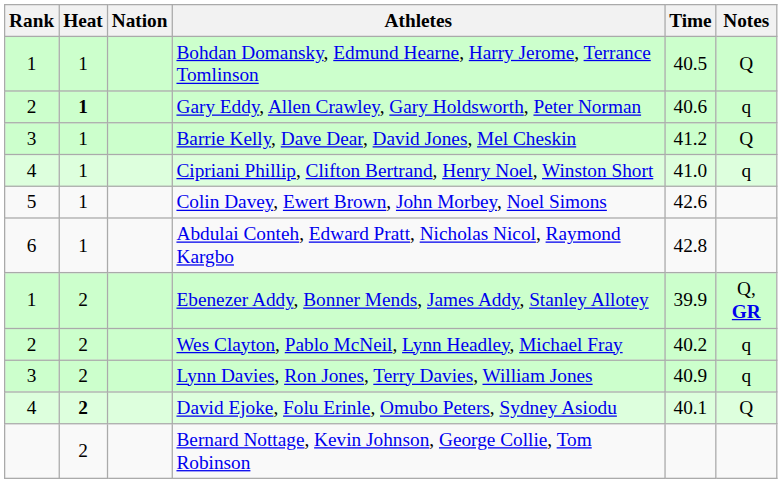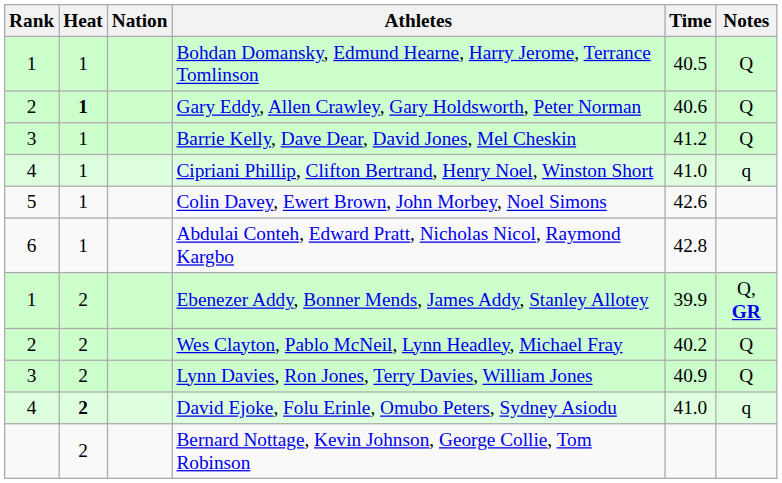(746, 107) q -> (746, 107) Q
(746, 343) q -> (746, 343) Q
(746, 375) q -> (746, 375) Q
(690, 407) 40.1 -> (690, 407) 41.0
(746, 407) Q -> (746, 407) q
